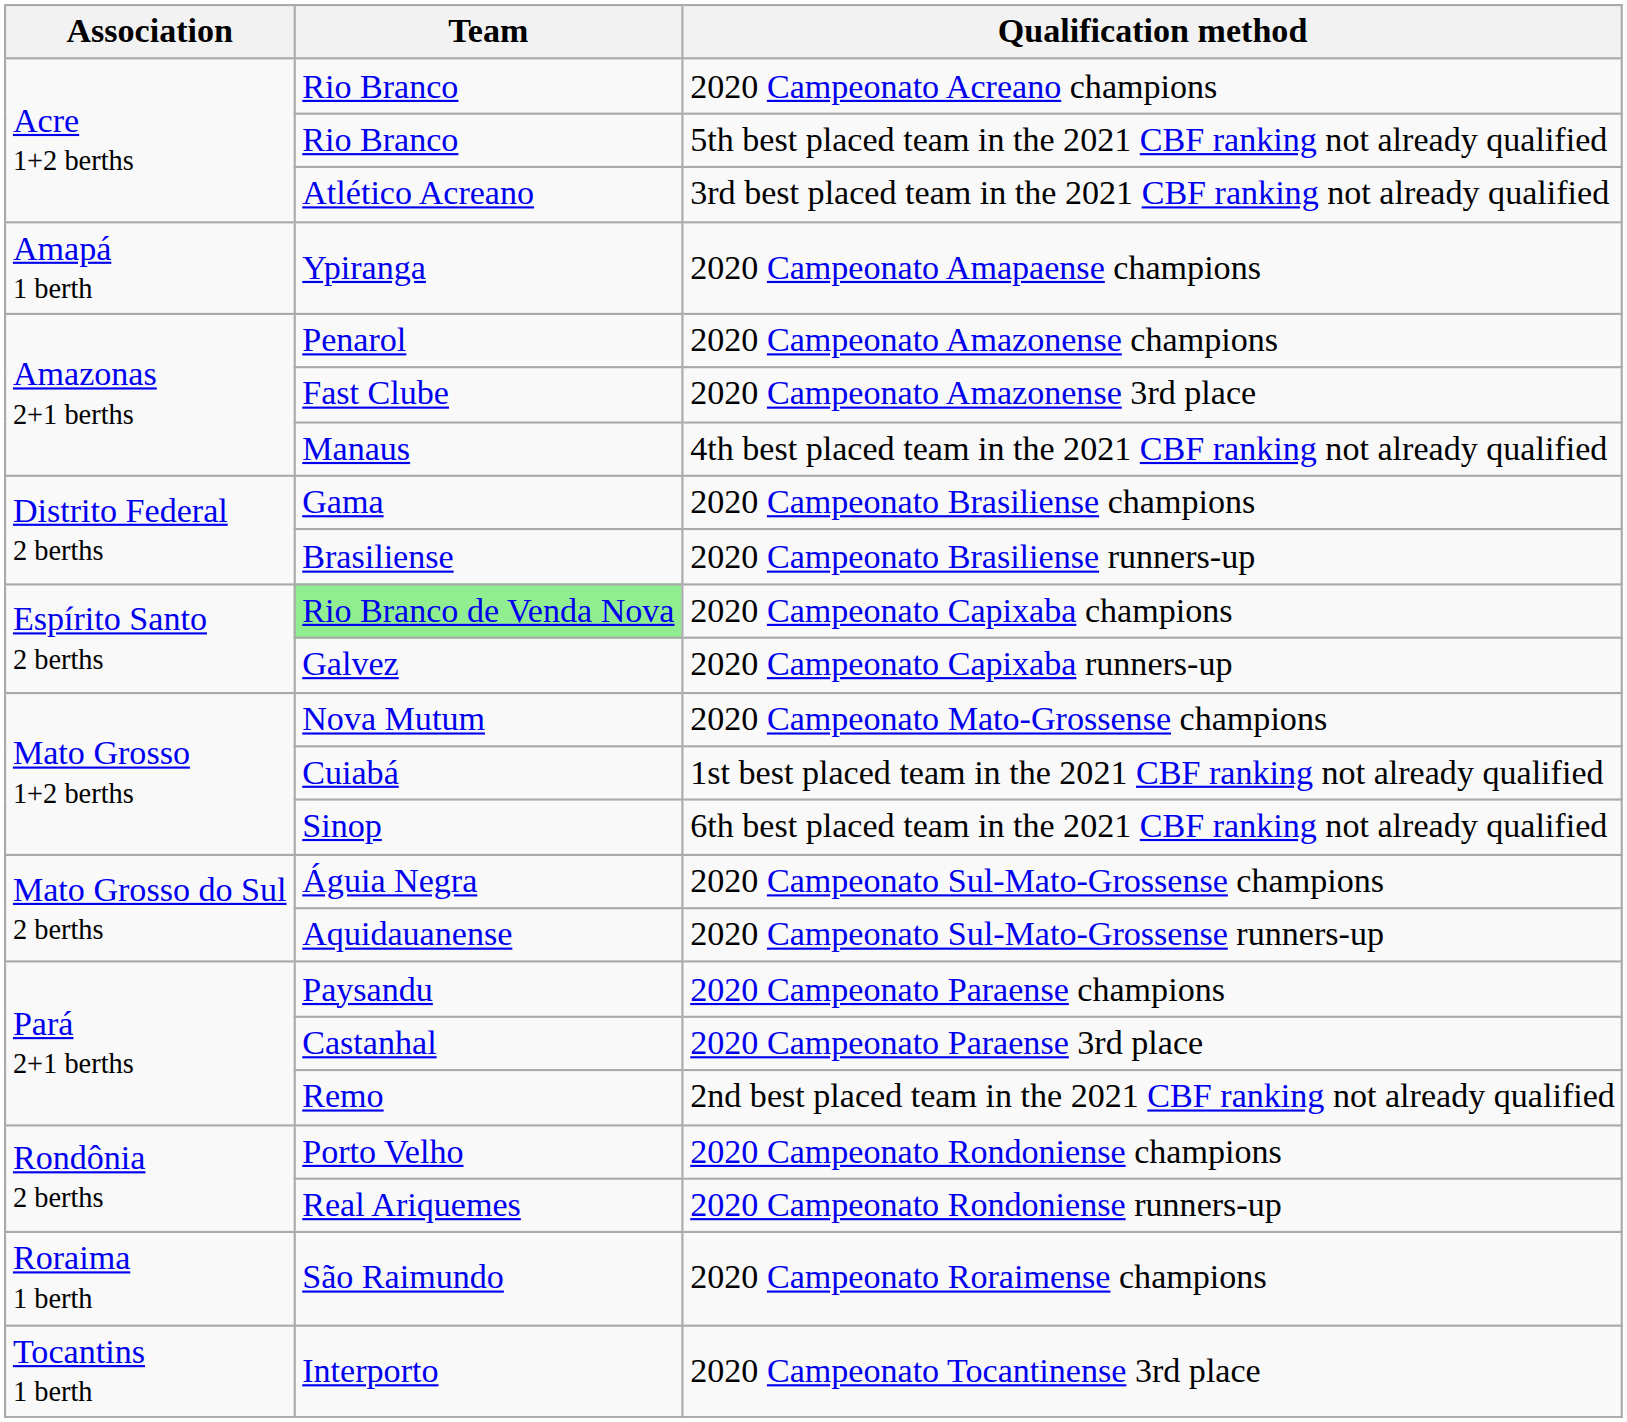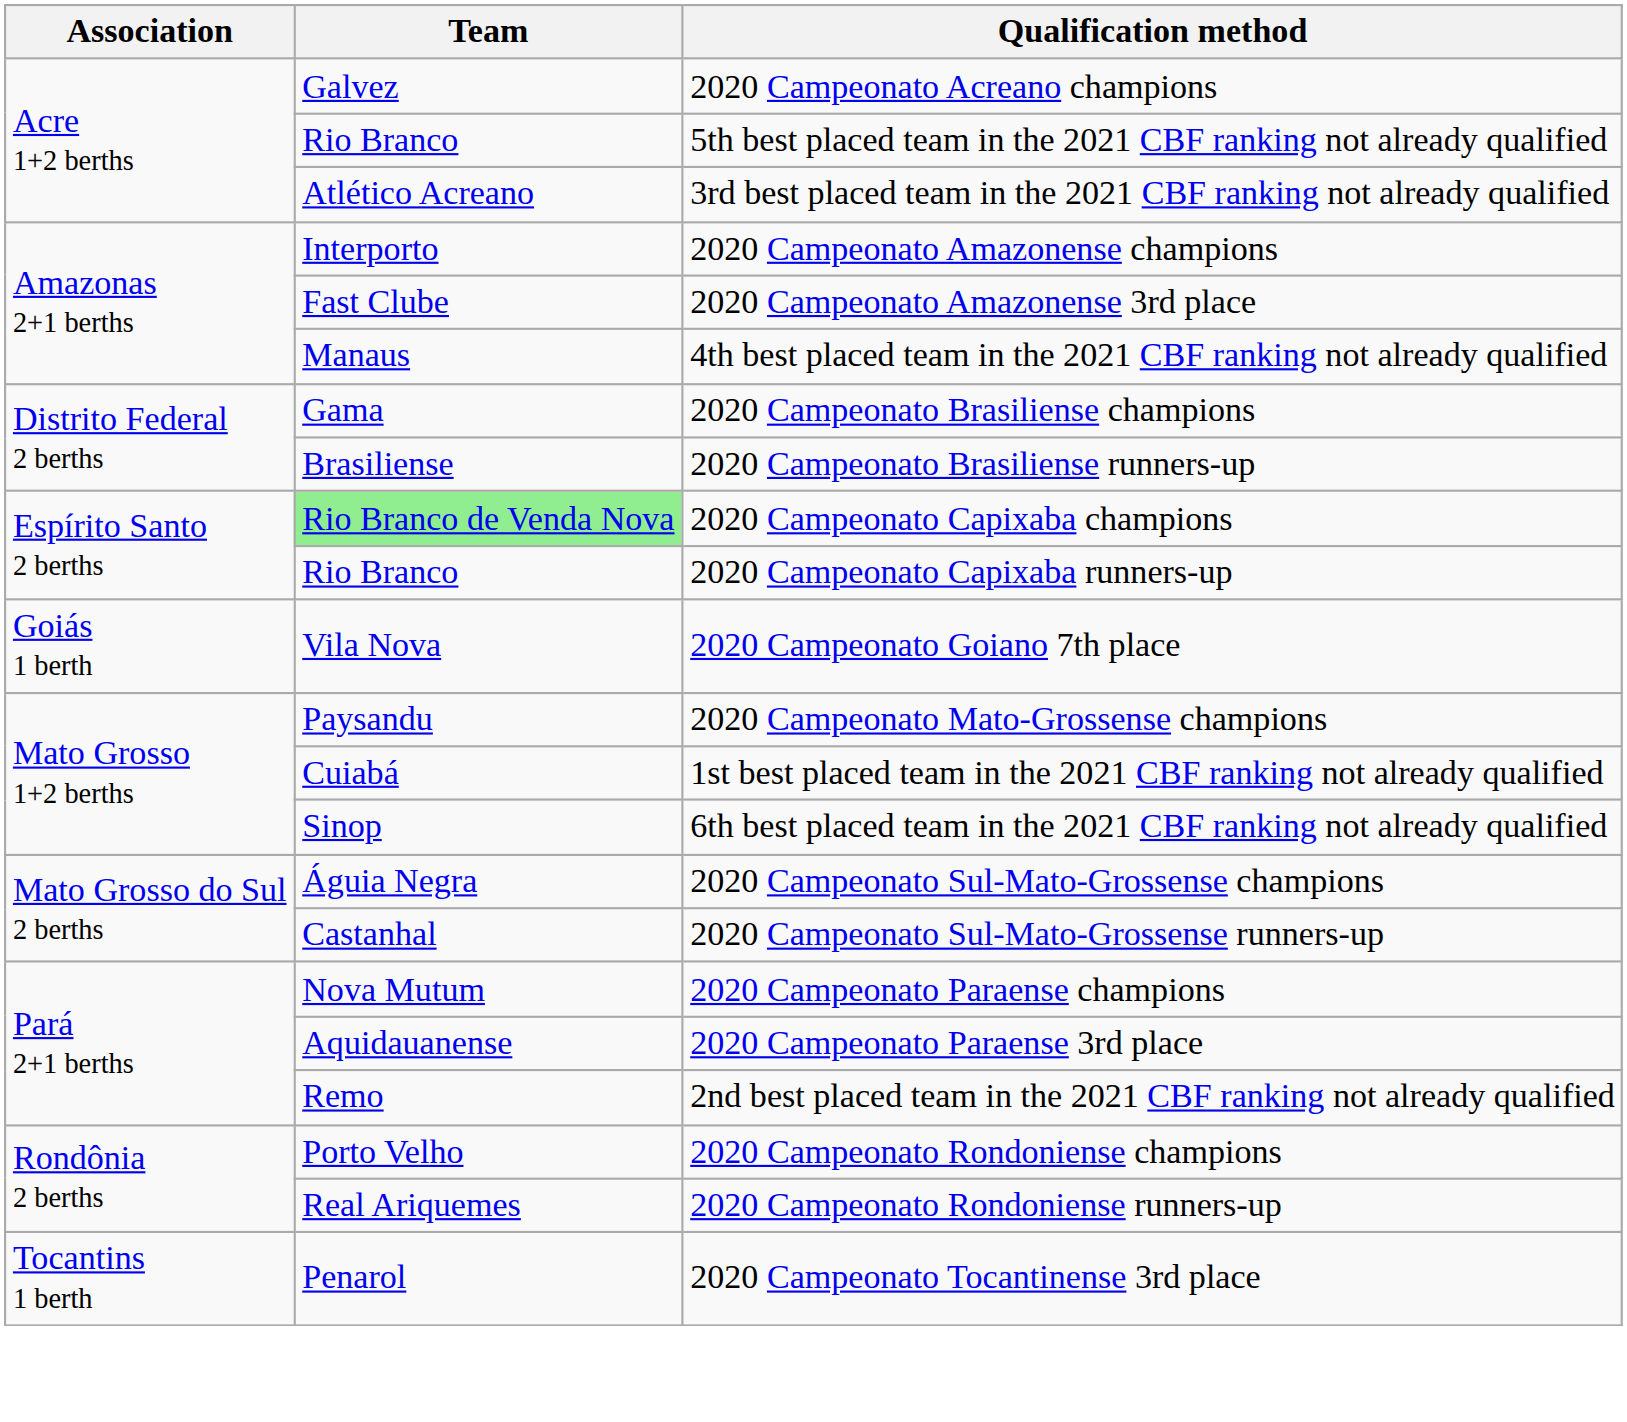(380, 85) Rio Branco -> (350, 85) Galvez
- row: (976, 266)
(354, 340) Penarol -> (370, 247) Interporto
(350, 664) Galvez -> (380, 572) Rio Branco
+ row: (935, 645)
(394, 718) Nova Mutum -> (368, 718) Paysandu
(407, 934) Aquidauanense -> (369, 934) Castanhal
(368, 988) Paysandu -> (394, 988) Nova Mutum
(369, 1042) Castanhal -> (407, 1042) Aquidauanense
- row: (978, 1278)
(370, 1370) Interporto -> (354, 1278) Penarol
